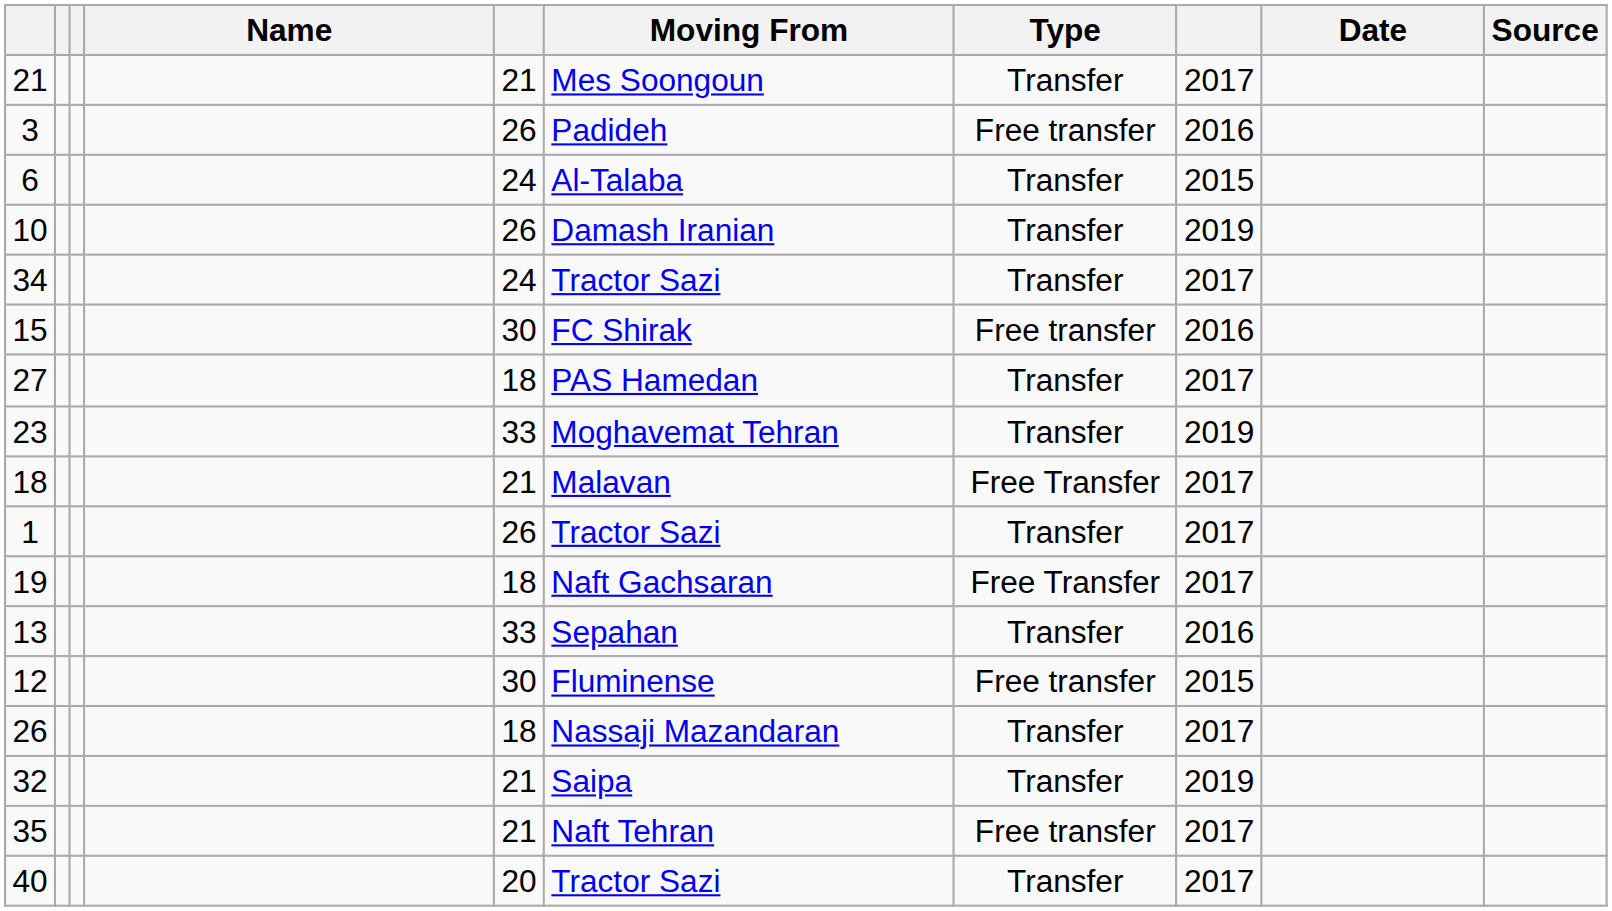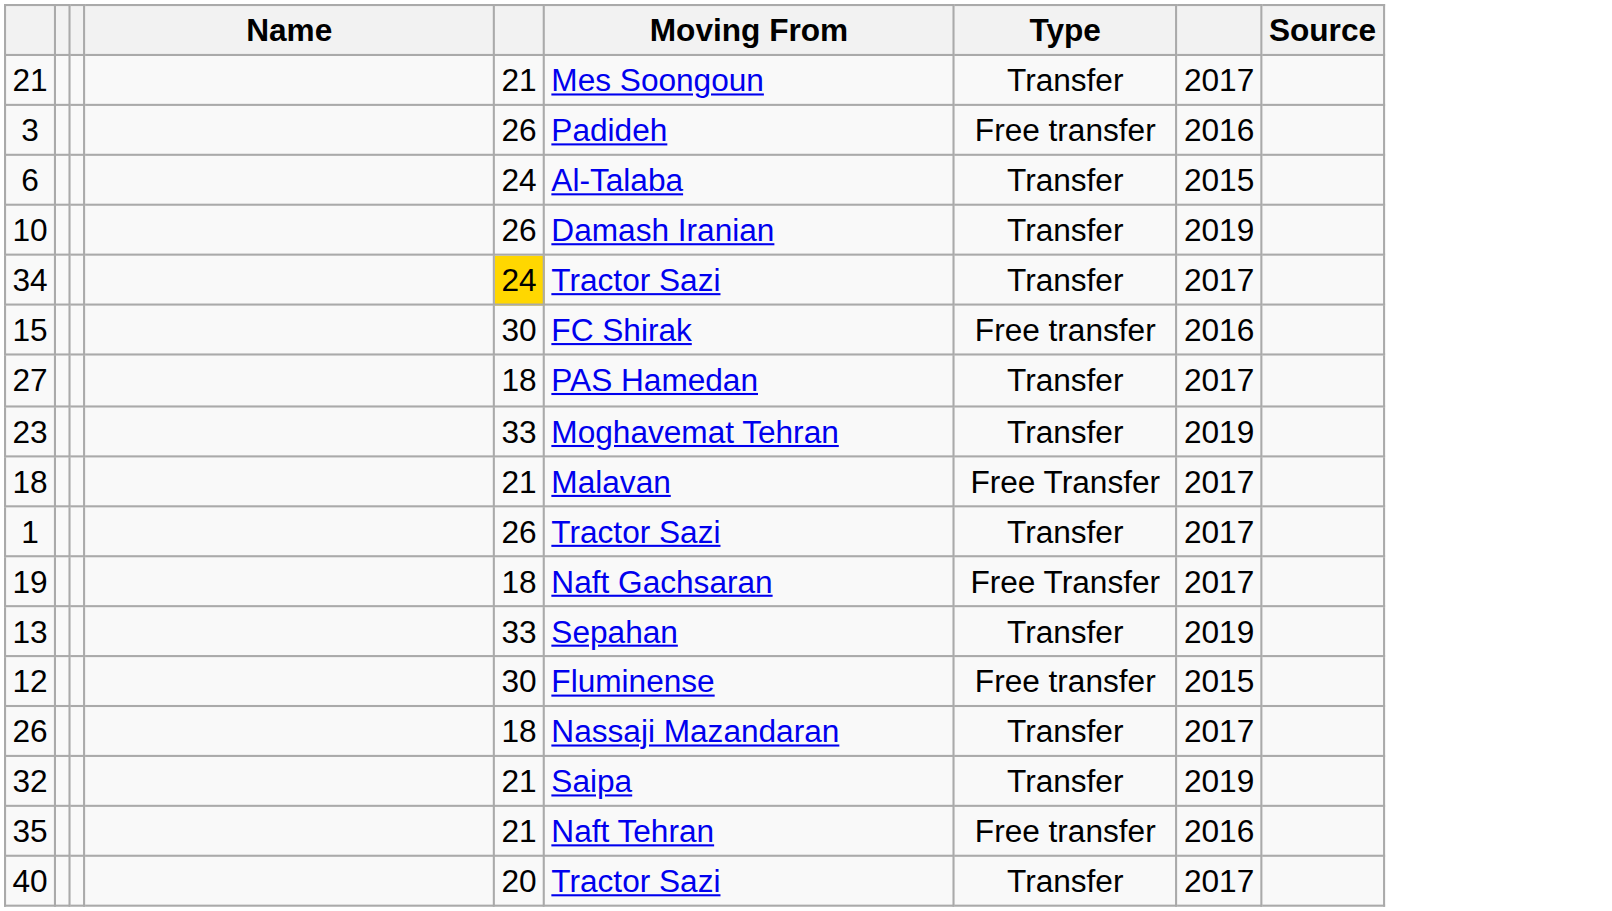- column: (1373, 30)
(519, 281) no background -> (519, 281) gold background
(1219, 631) 2016 -> (1219, 631) 2019
(1219, 831) 2017 -> (1219, 831) 2016
